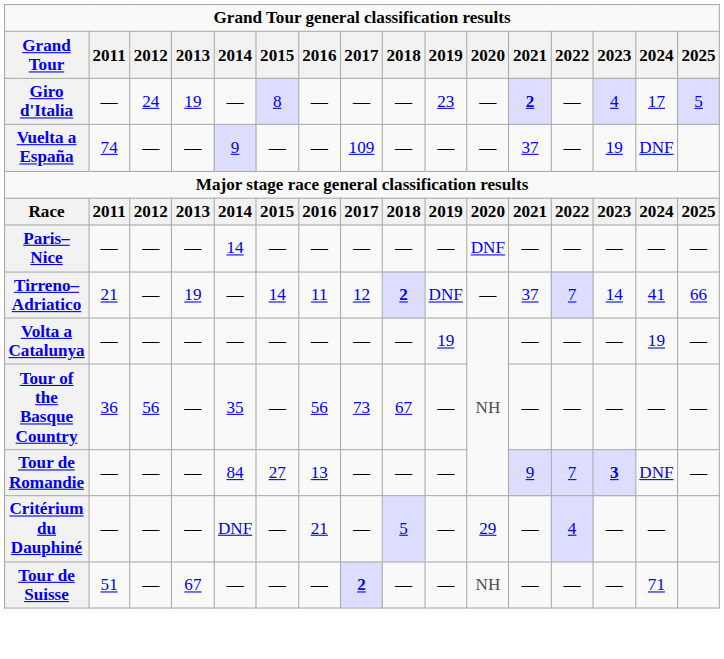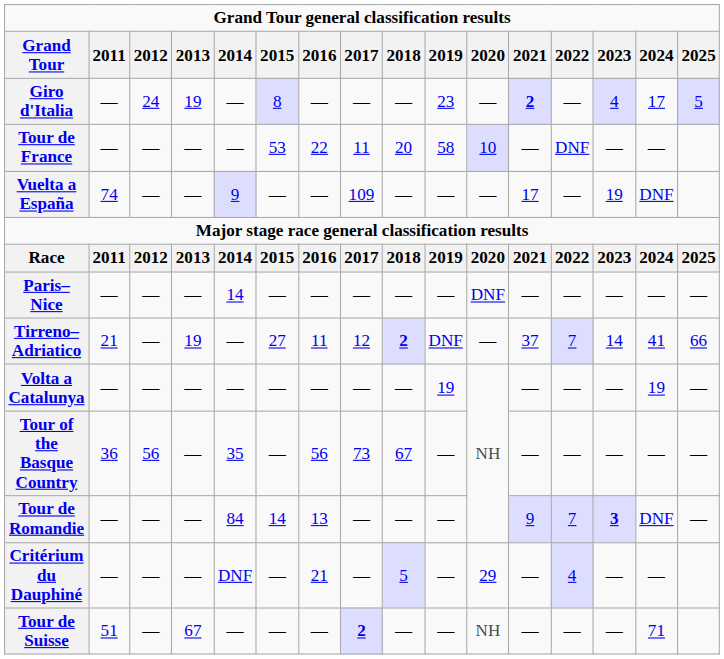+ row: (47, 147)
(530, 147) 37 -> (530, 194) 17
(277, 294) 14 -> (277, 341) 27
(277, 472) 27 -> (277, 518) 14
